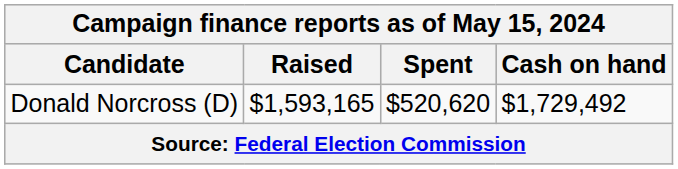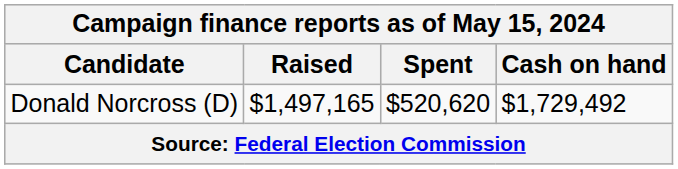(312, 103) $1,593,165 -> (312, 103) $1,497,165
